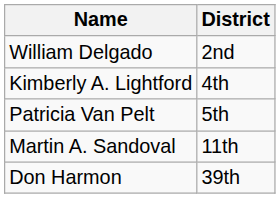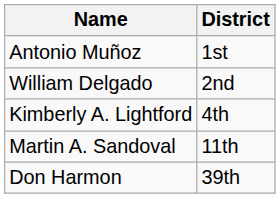+ row: (75, 51)
- row: (82, 114)
